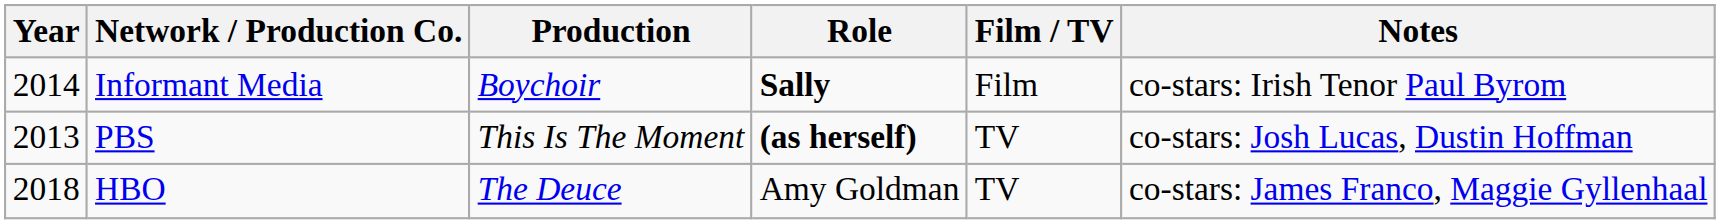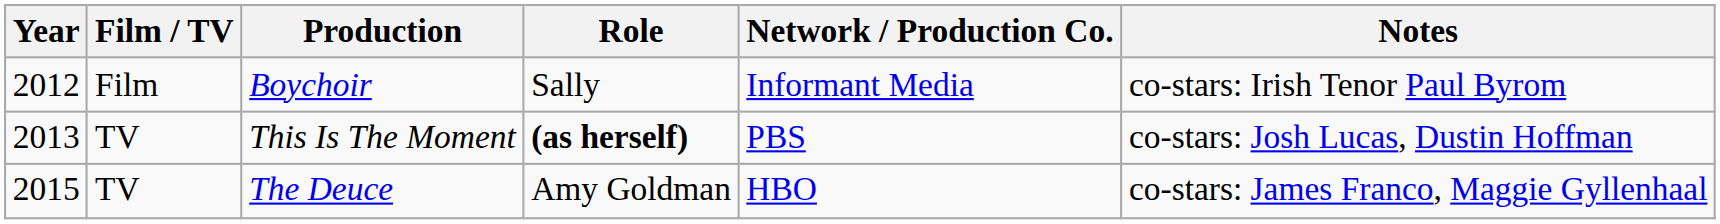columns swapped: (1044, 31) <-> (279, 31)
(46, 84) 2014 -> (46, 84) 2012
(795, 84) bold -> (566, 84) normal
(46, 190) 2018 -> (46, 190) 2015
